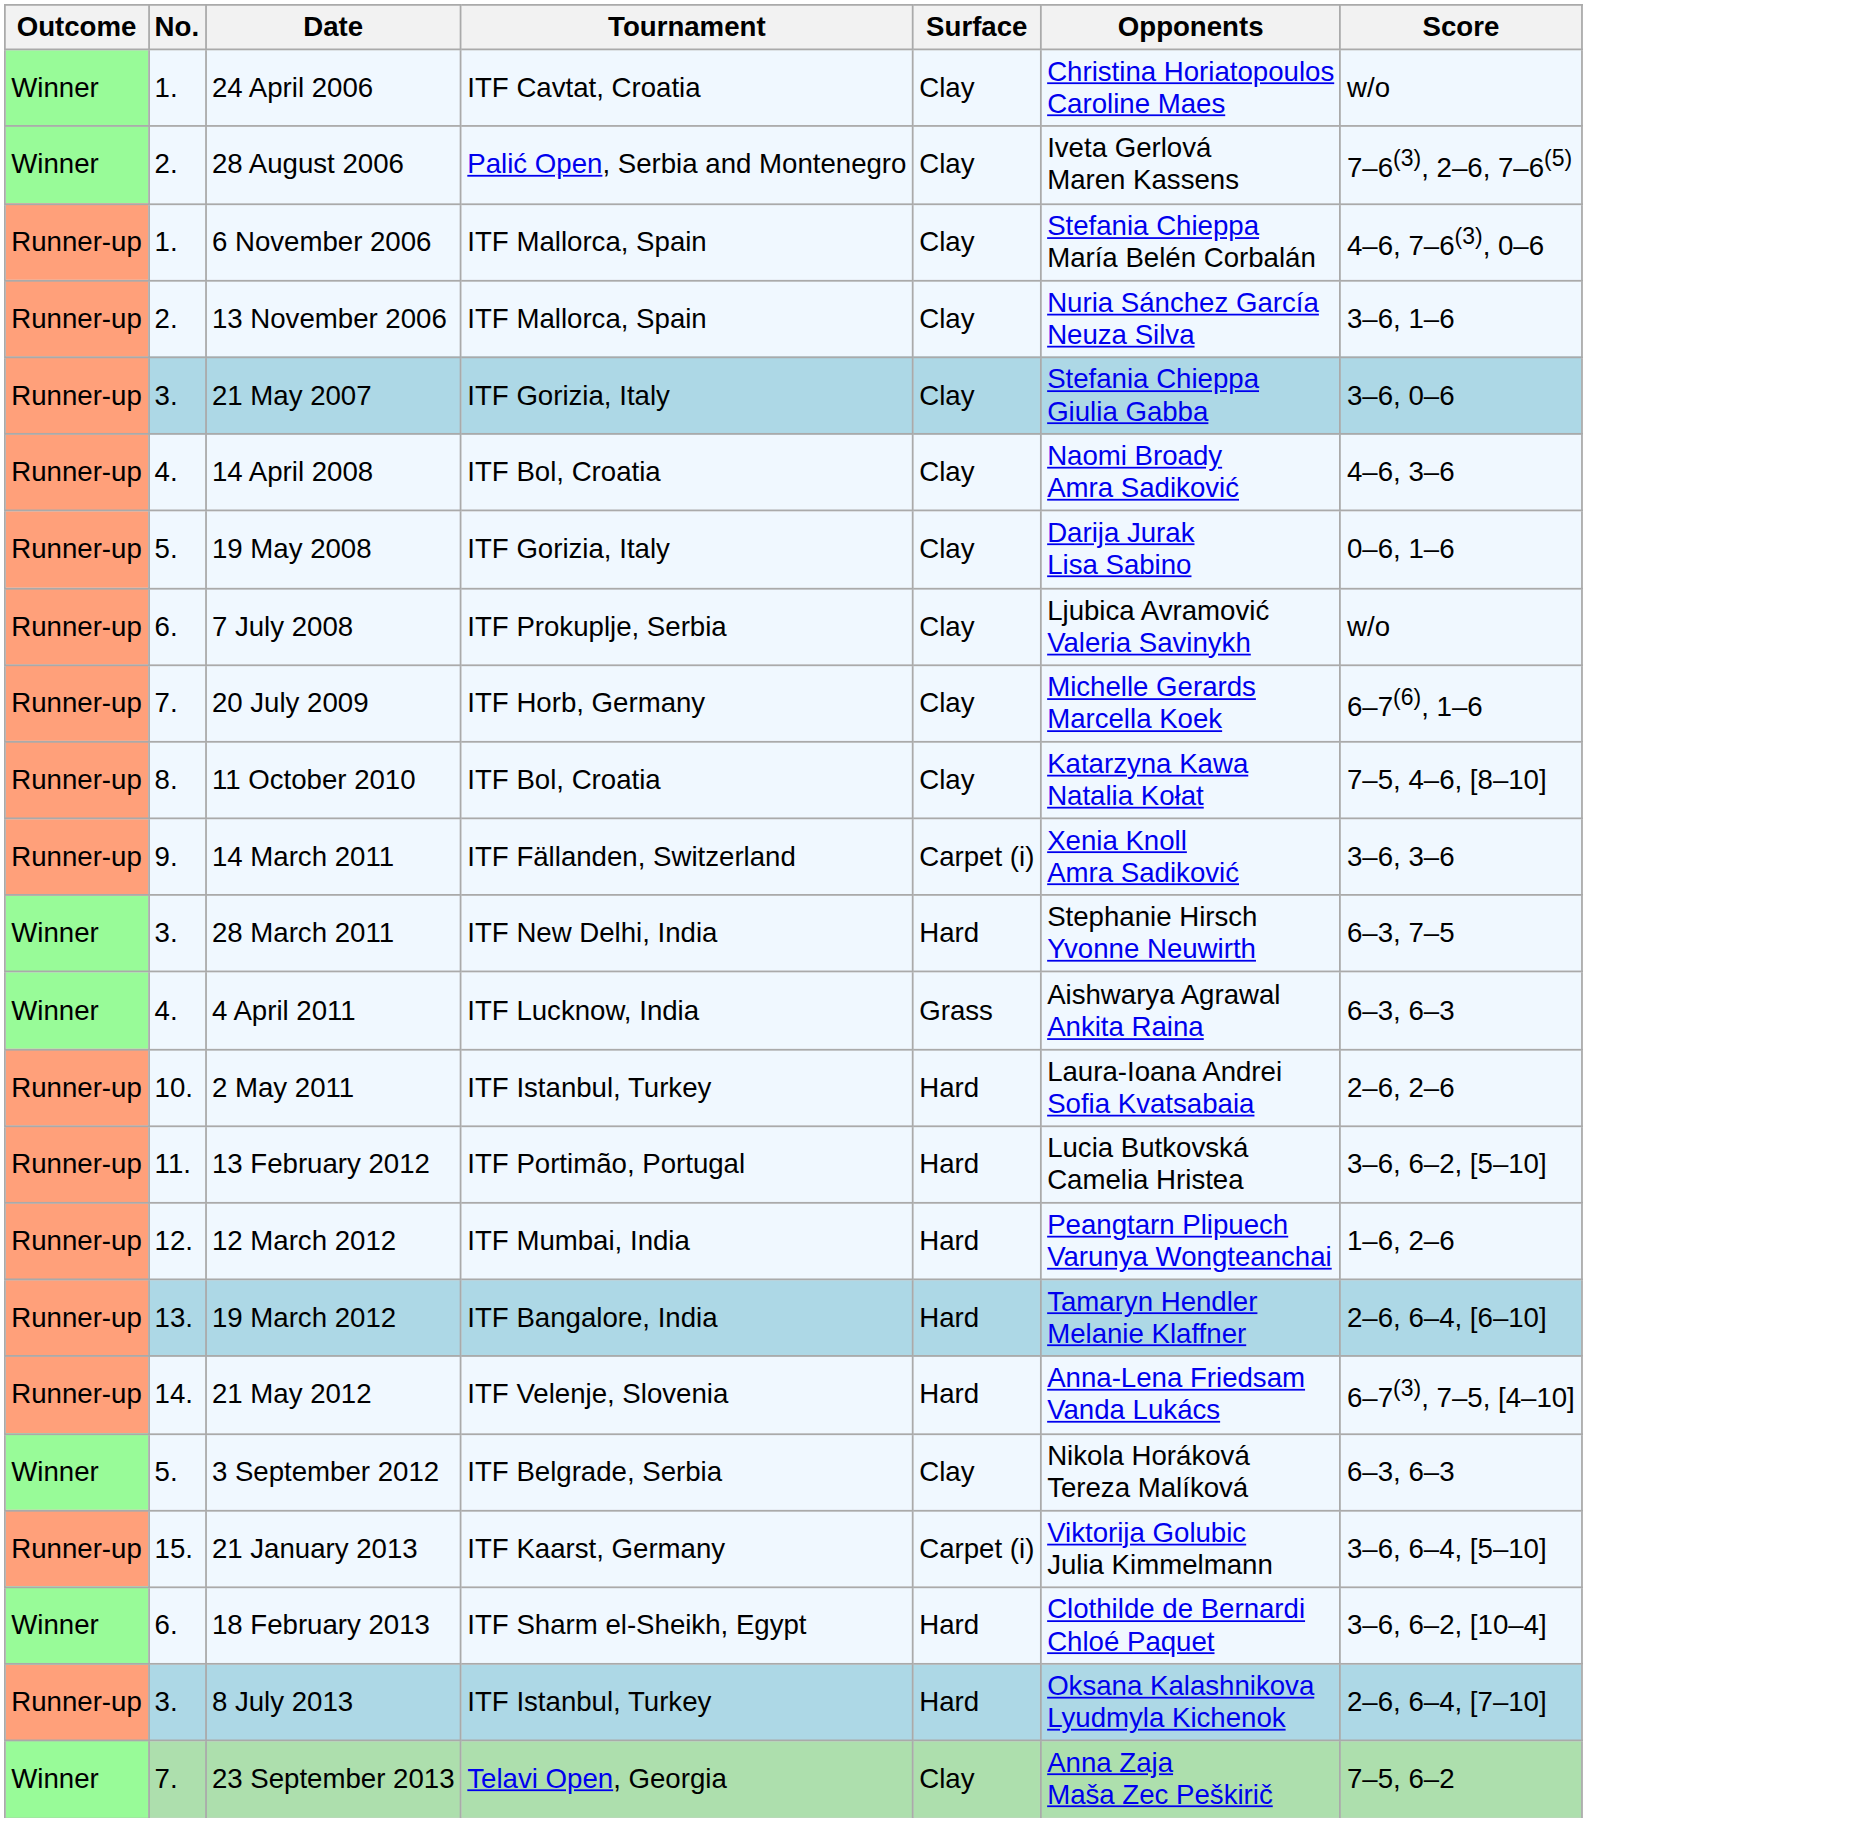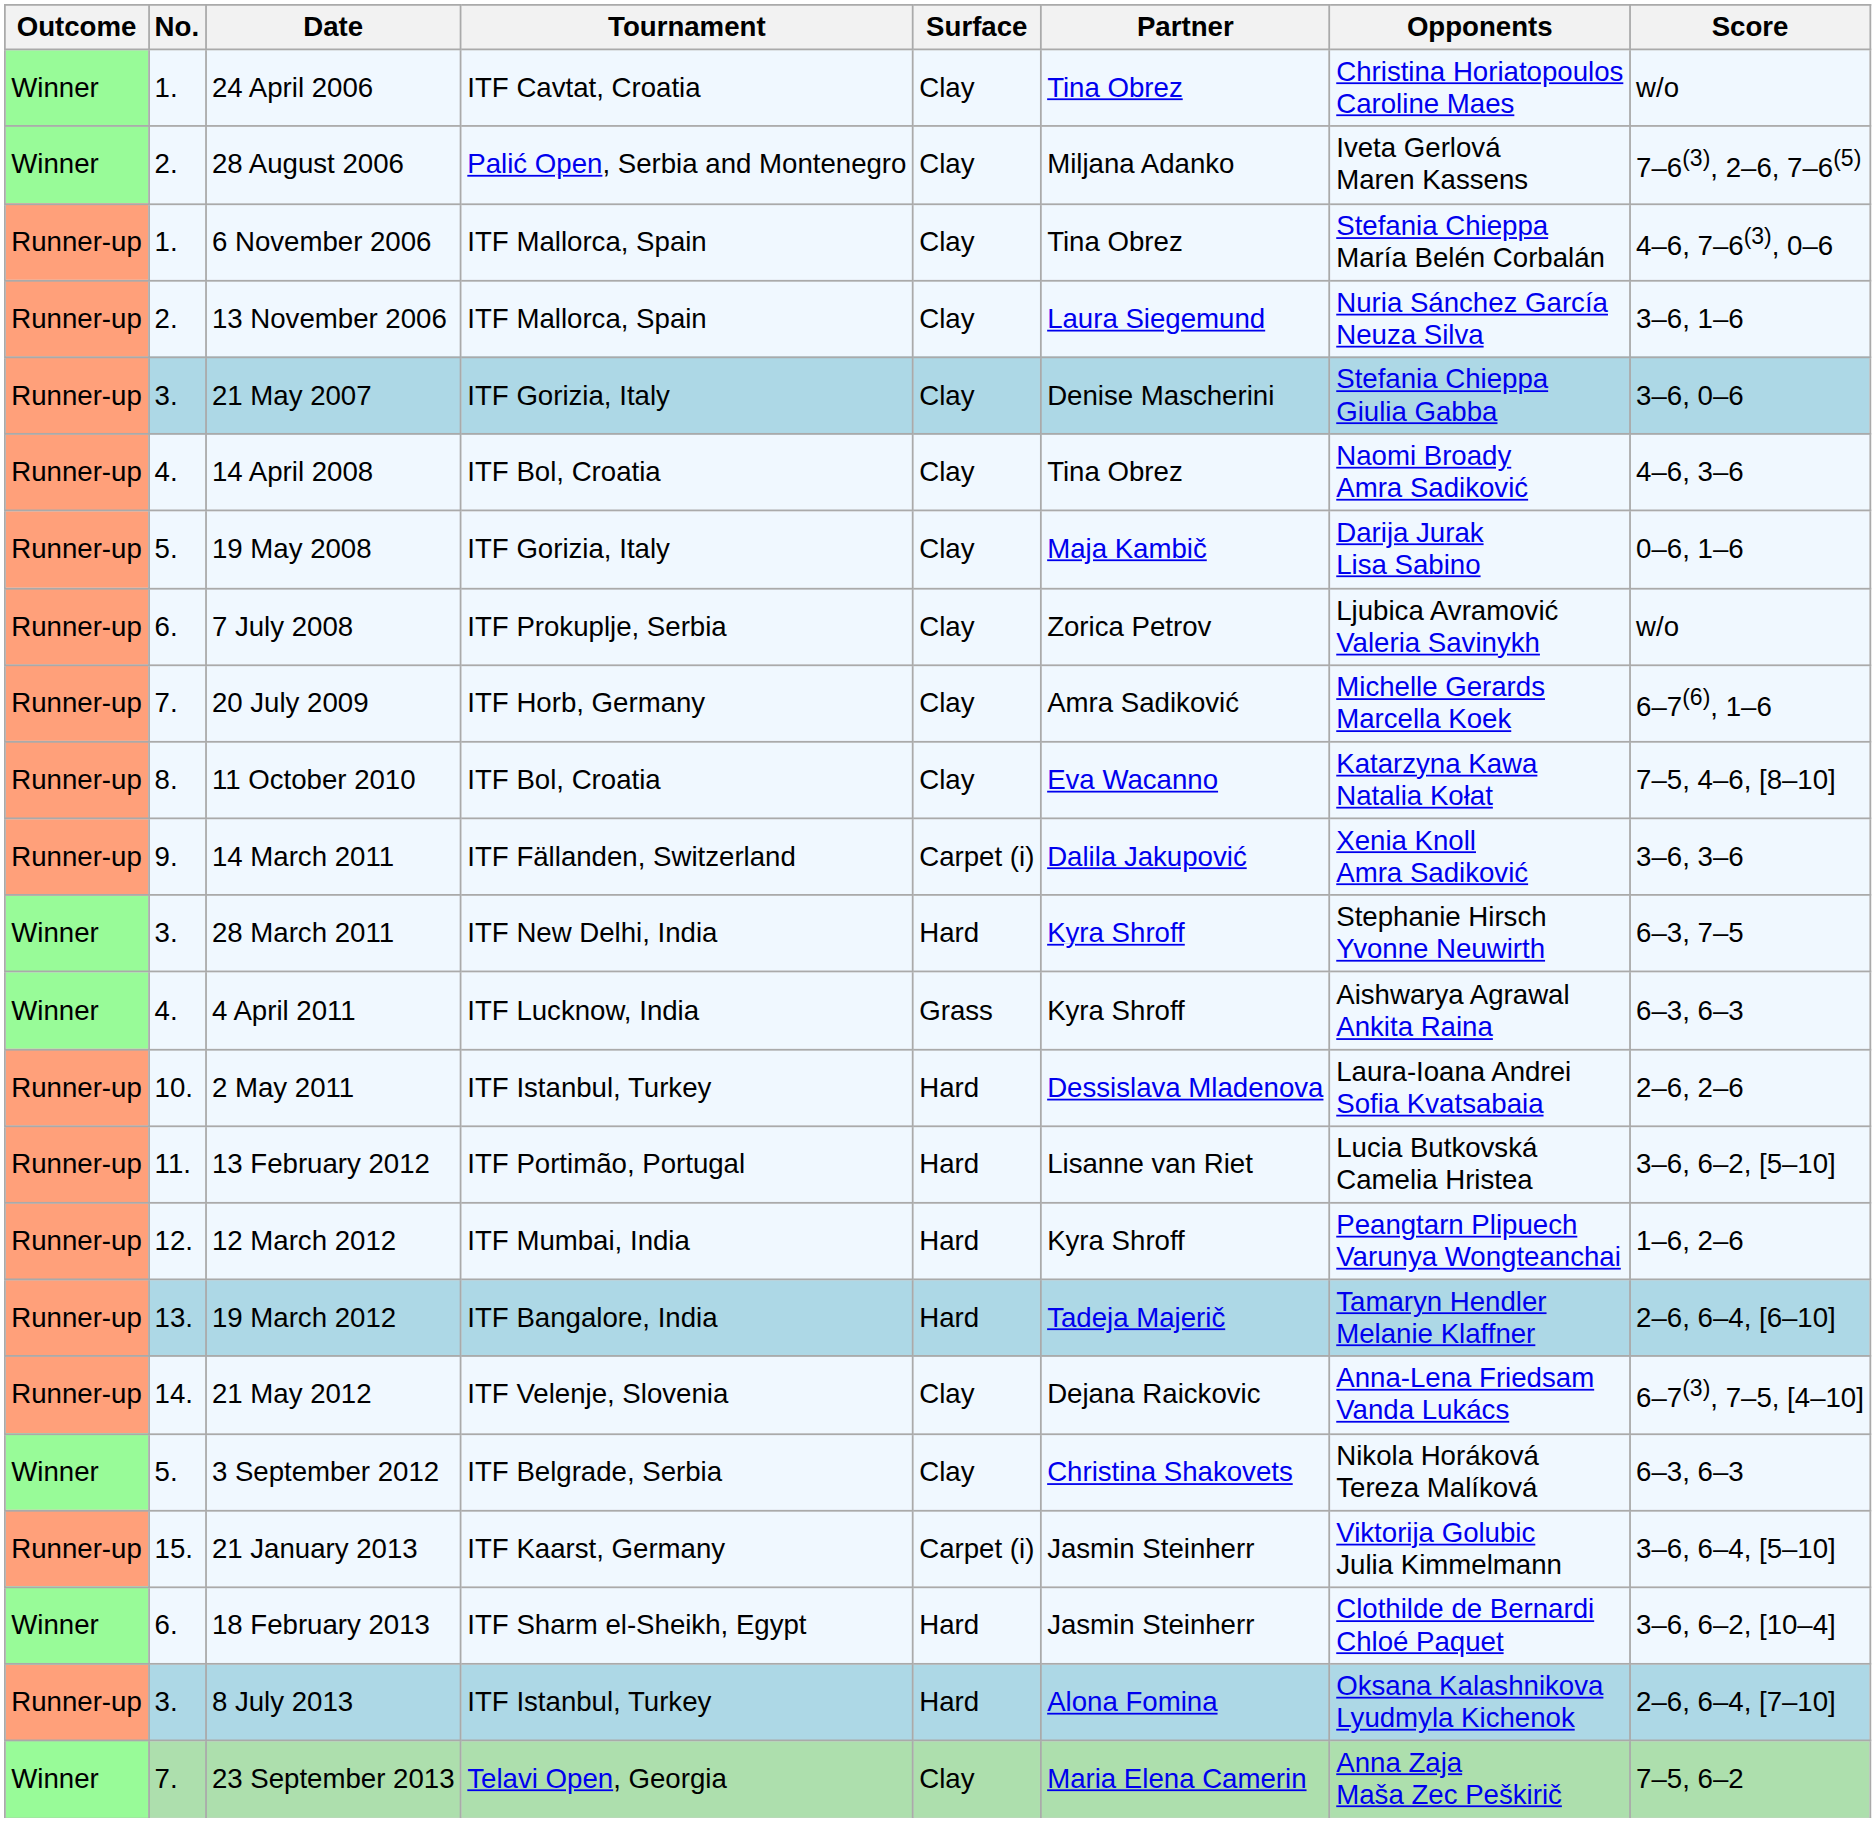+ column: (1185, 26)
(949, 1394) Hard -> (947, 1394) Clay
